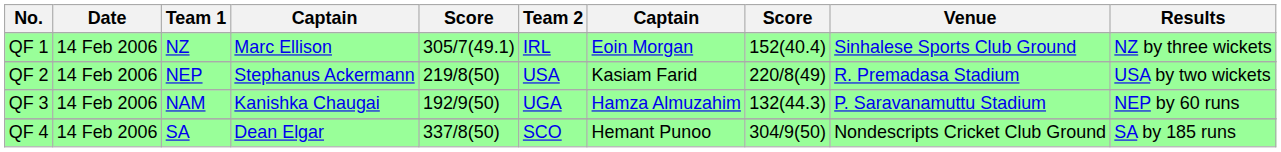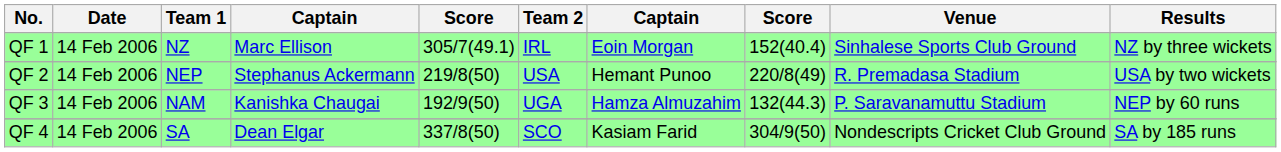(644, 75) Kasiam Farid -> (651, 75) Hemant Punoo
(651, 132) Hemant Punoo -> (644, 132) Kasiam Farid
